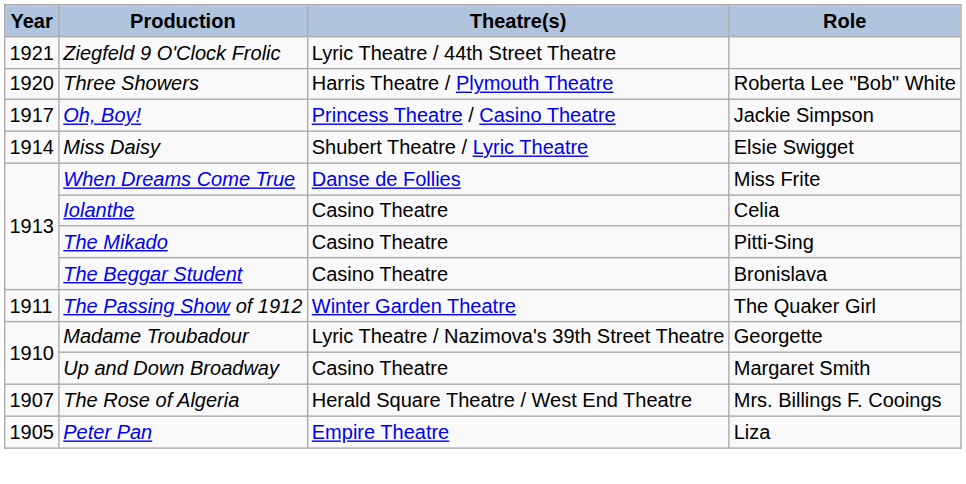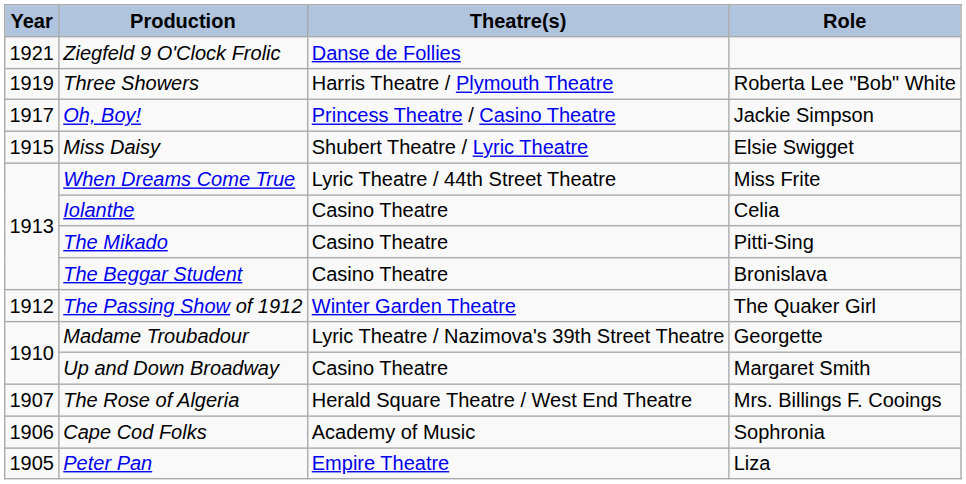(464, 53) Lyric Theatre / 44th Street Theatre -> (386, 53) Danse de Follies
(32, 84) 1920 -> (32, 84) 1919
(32, 147) 1914 -> (32, 147) 1915
(386, 179) Danse de Follies -> (464, 179) Lyric Theatre / 44th Street Theatre
(31, 305) 1911 -> (32, 305) 1912
+ row: (135, 432)
